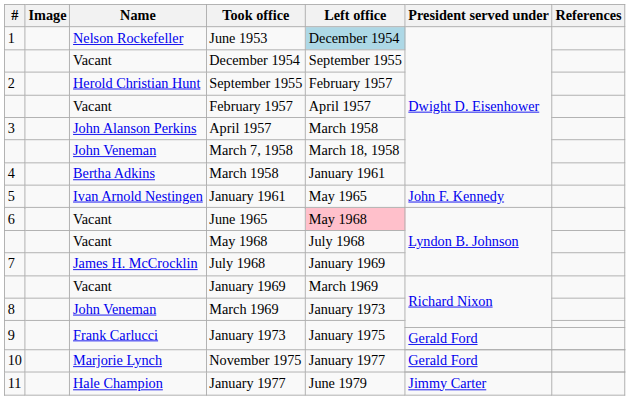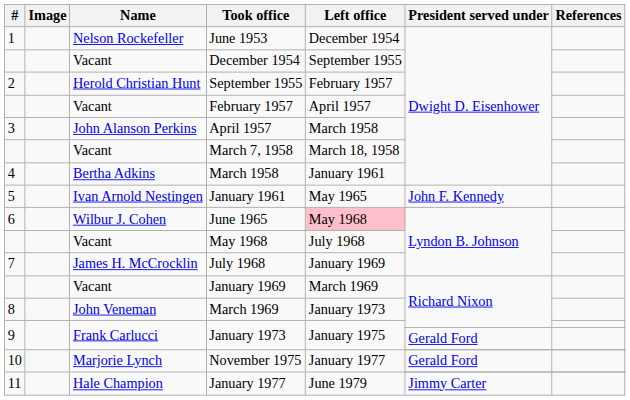(354, 38) lightblue background -> (354, 38) no background
(115, 151) John Veneman -> (92, 151) Vacant
(92, 219) Vacant -> (120, 219) Wilbur J. Cohen
